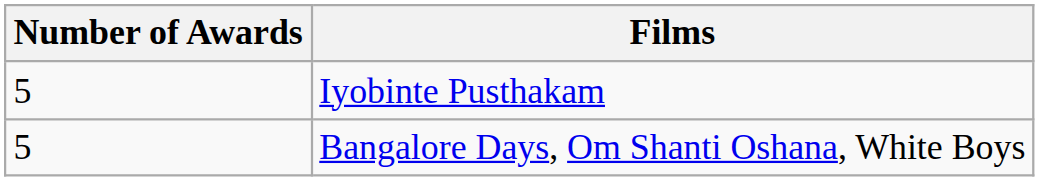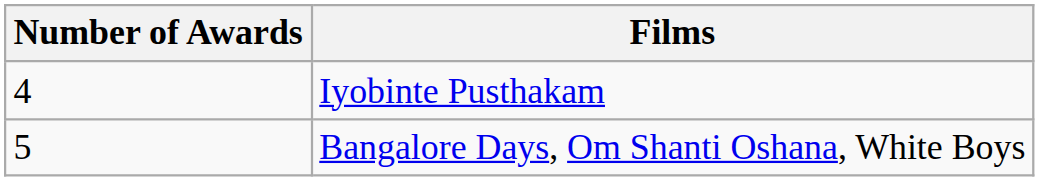(22, 89) 5 -> (22, 89) 4
